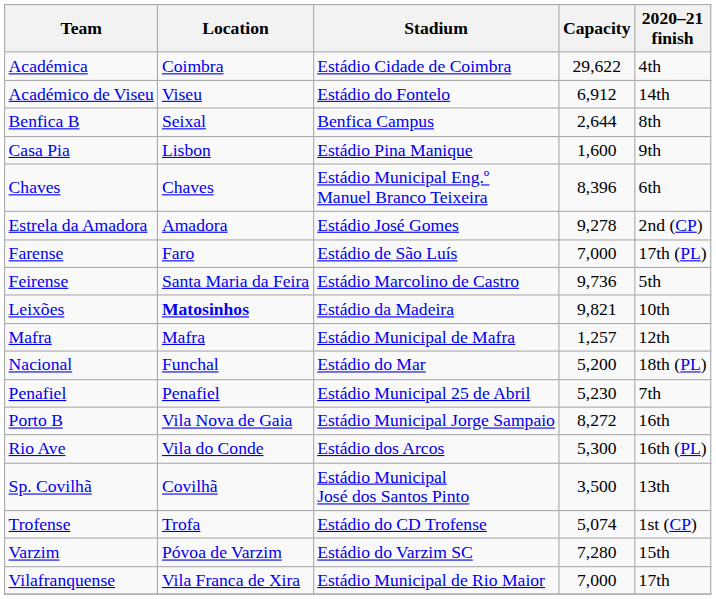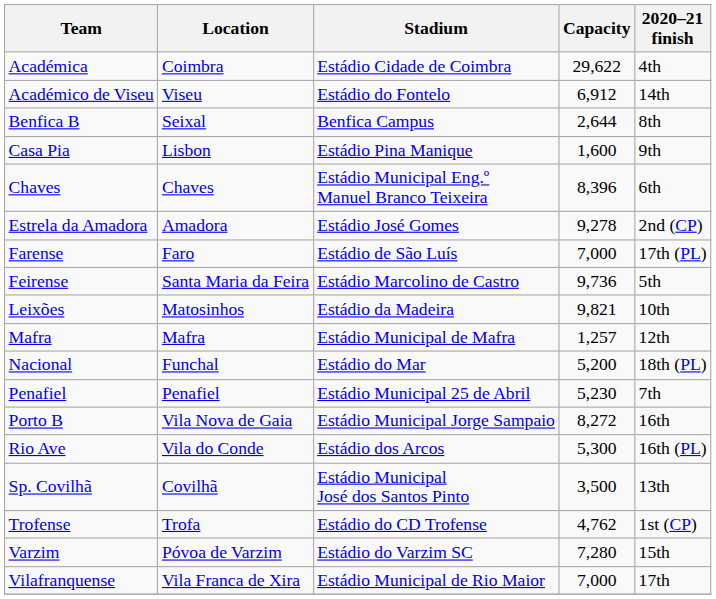(205, 309) bold -> (203, 309) normal
(597, 524) 5,074 -> (597, 524) 4,762
